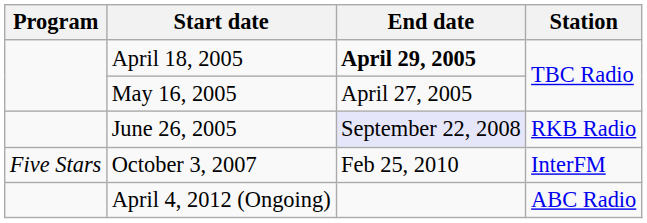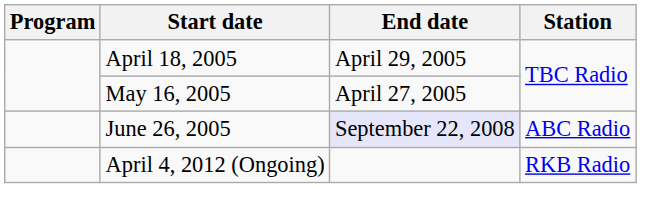(409, 57) bold -> (401, 57) normal
(584, 128) RKB Radio -> (578, 128) ABC Radio
- row: (184, 164)
(584, 199) ABC Radio -> (578, 164) RKB Radio
